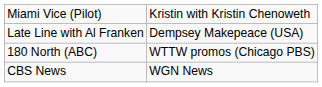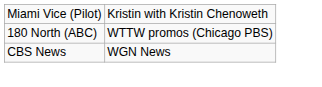- row: (75, 33)
